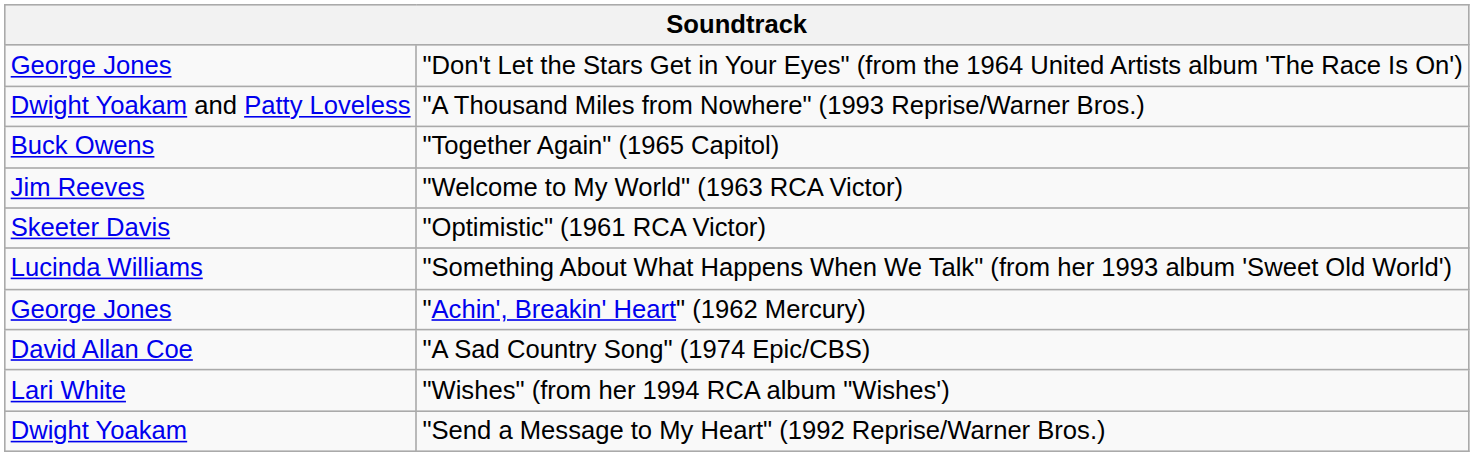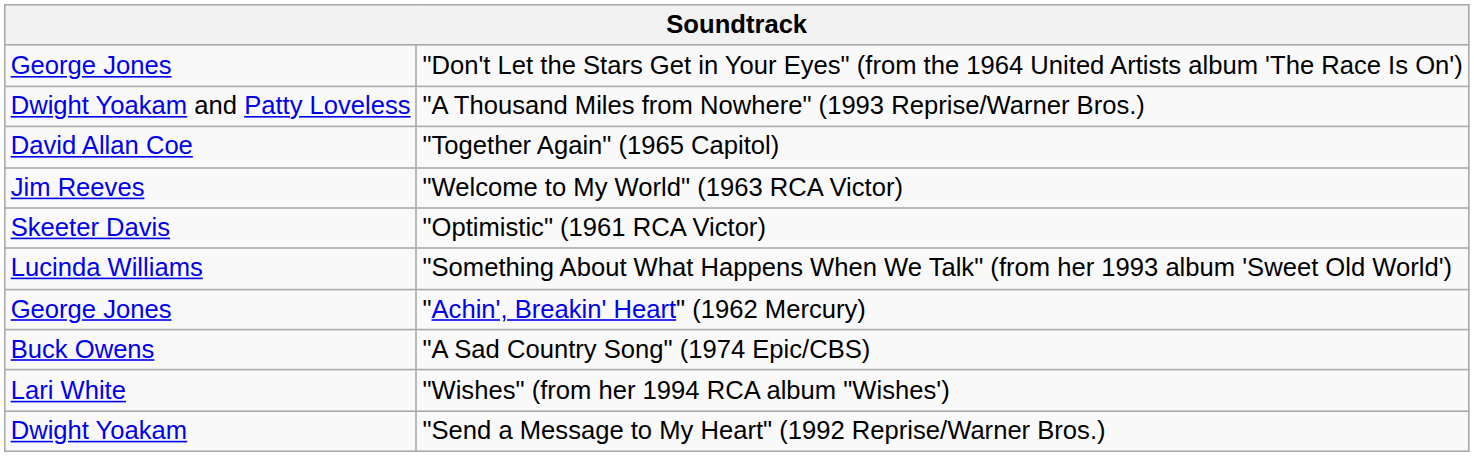(83, 146) Buck Owens -> (102, 146) David Allan Coe
(102, 349) David Allan Coe -> (83, 349) Buck Owens
